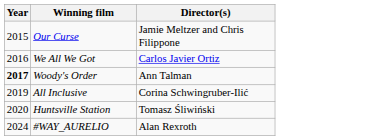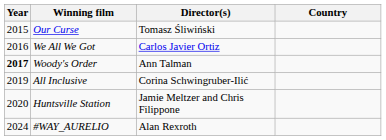+ column: (328, 13)
(191, 36) Jamie Meltzer and Chris Filippone -> (177, 30) Tomasz Śliwiński
(177, 110) Tomasz Śliwiński -> (191, 104) Jamie Meltzer and Chris Filippone
